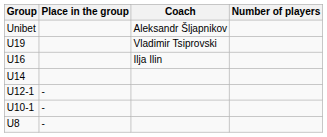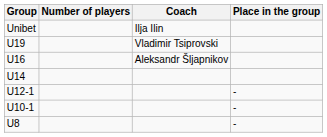columns swapped: (276, 12) <-> (85, 12)
(180, 28) Aleksandr Šljapnikov -> (149, 28) Ilja Ilin
(148, 60) Ilja Ilin -> (181, 60) Aleksandr Šljapnikov
